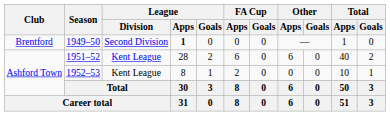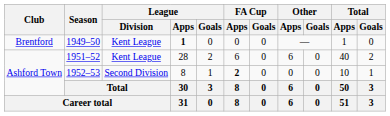(136, 42) Second Division -> (136, 42) Kent League
(136, 73) Kent League -> (136, 73) Second Division
(237, 73) normal -> (237, 73) bold
